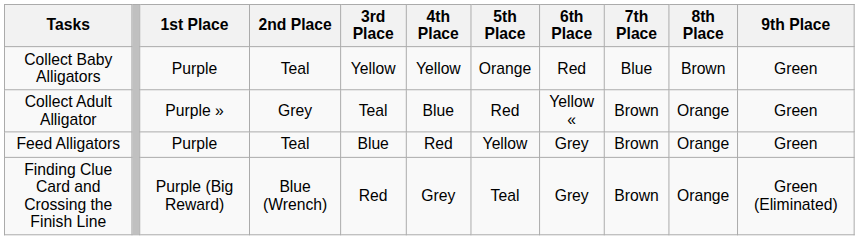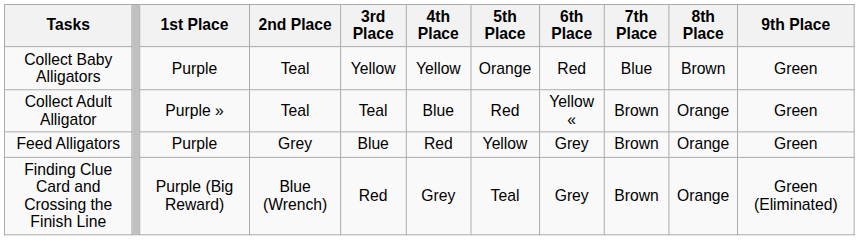(295, 110) Grey -> (295, 110) Teal
(295, 144) Teal -> (295, 144) Grey
